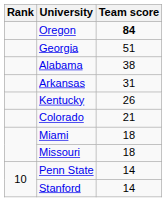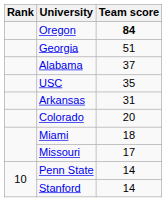(129, 65) 38 -> (129, 65) 37
+ row: (51, 83)
- row: (62, 100)
(129, 118) 21 -> (129, 118) 20
(129, 153) 18 -> (129, 153) 17
